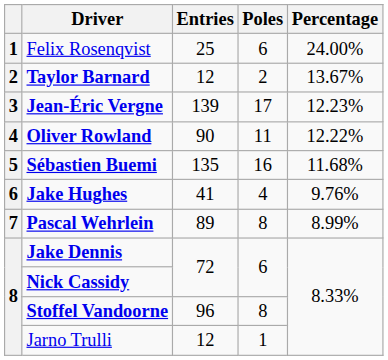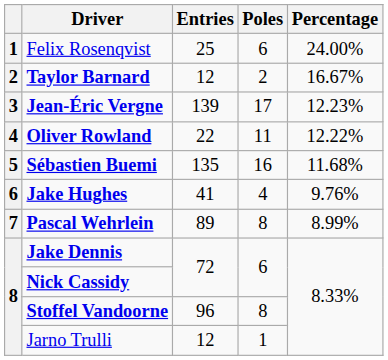(335, 77) 13.67% -> (335, 77) 16.67%
(205, 135) 90 -> (205, 135) 22
